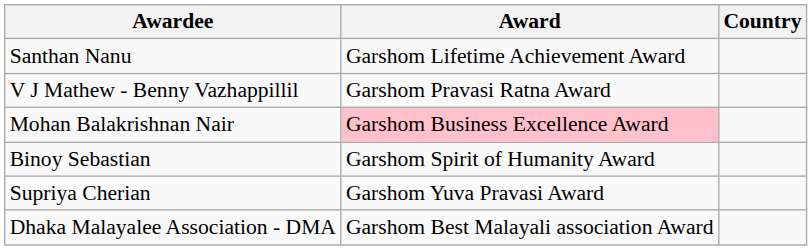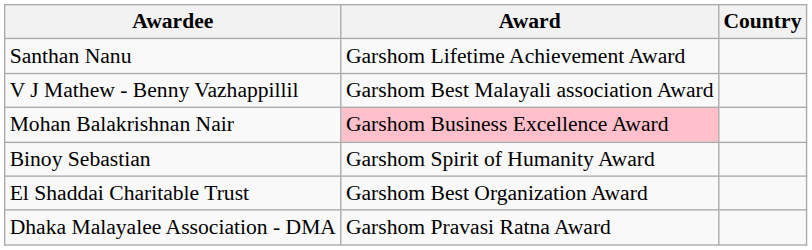(478, 90) Garshom Pravasi Ratna Award -> (530, 90) Garshom Best Malayali association Award
- row: (80, 192)
+ row: (129, 192)
(530, 227) Garshom Best Malayali association Award -> (478, 227) Garshom Pravasi Ratna Award
